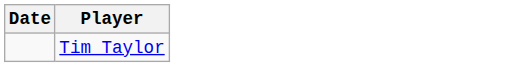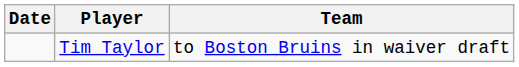+ column: (342, 19)
